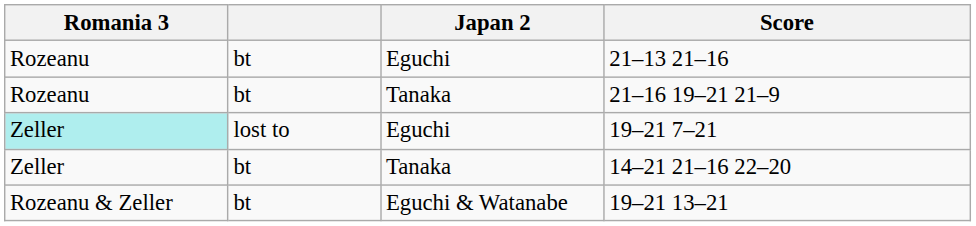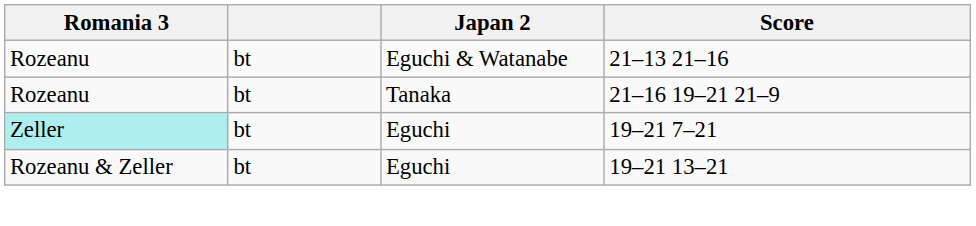(418, 58) Eguchi -> (477, 58) Eguchi & Watanabe
(262, 130) lost to -> (242, 130) bt
- row: (700, 166)
(477, 202) Eguchi & Watanabe -> (418, 166) Eguchi
